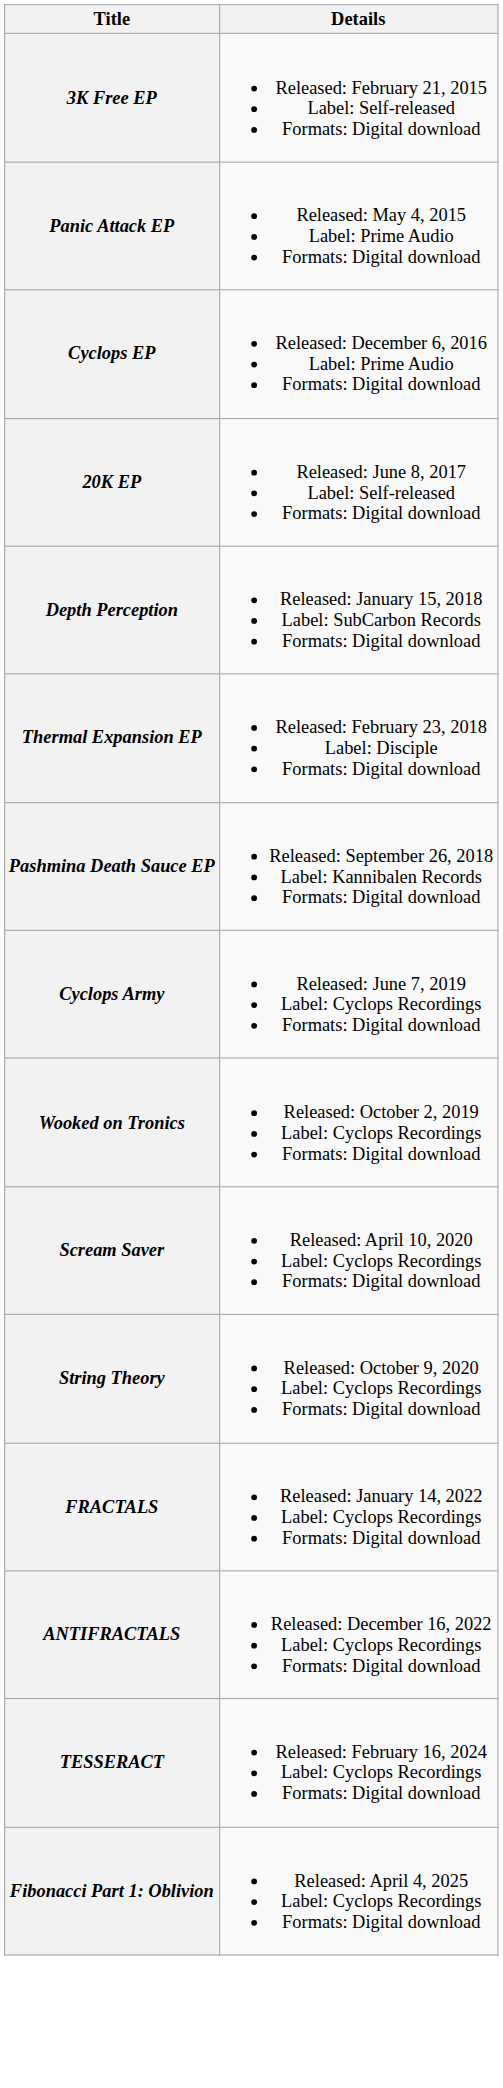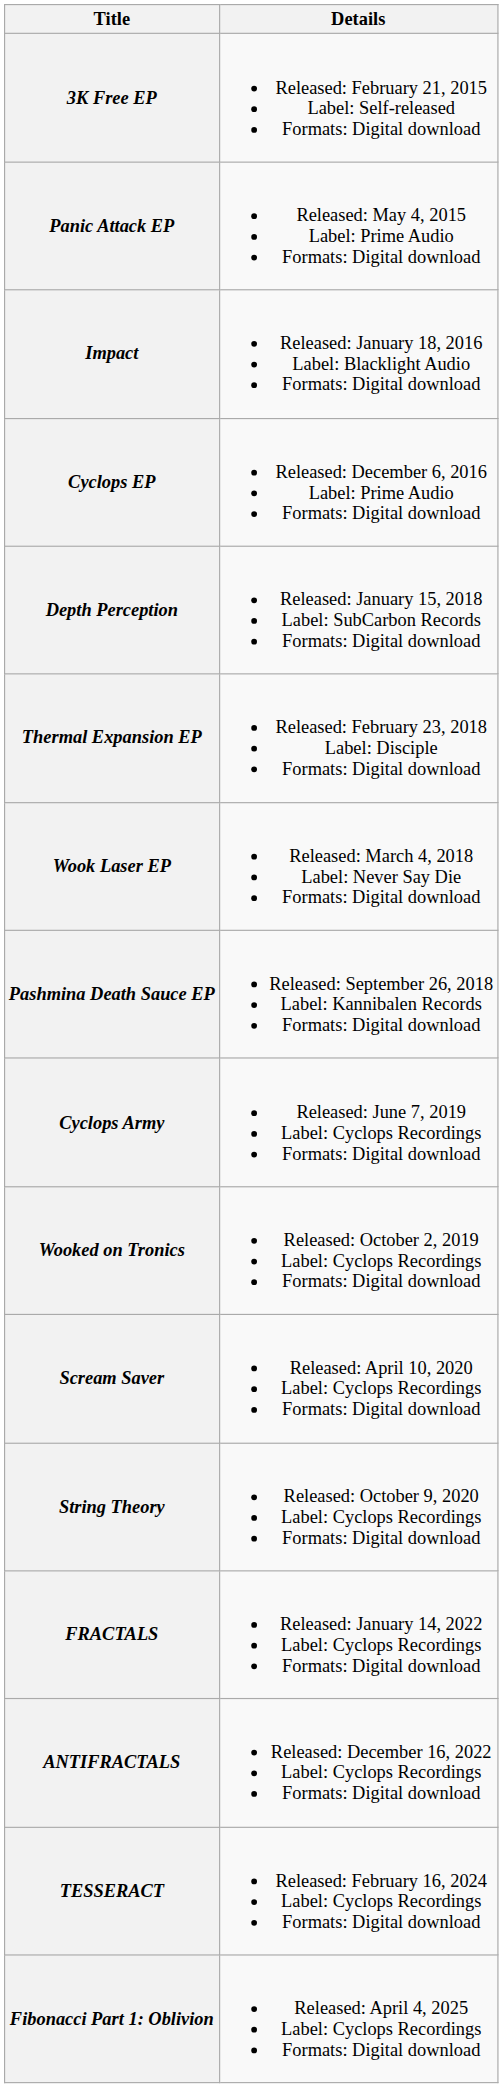+ row: (112, 353)
- row: (112, 481)
+ row: (112, 866)
